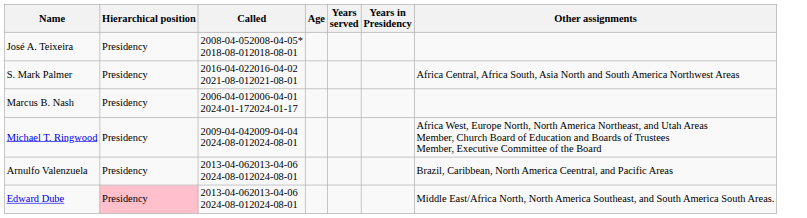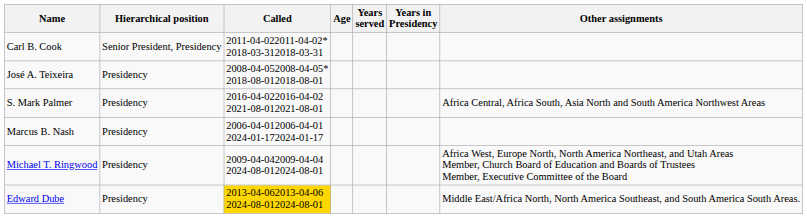+ row: (34, 46)
- row: (47, 171)
(125, 199) pink background -> (125, 199) no background
(249, 199) no background -> (275, 199) gold background
